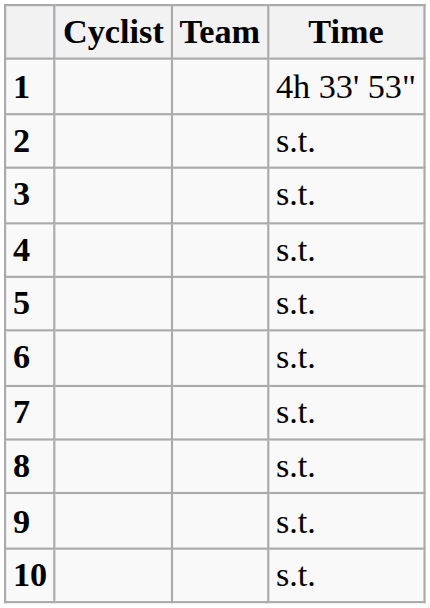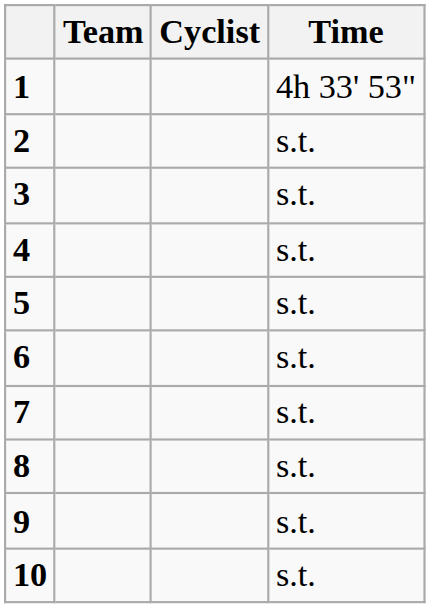columns swapped: (113, 31) <-> (220, 31)
